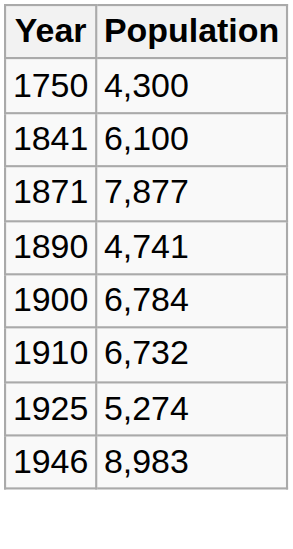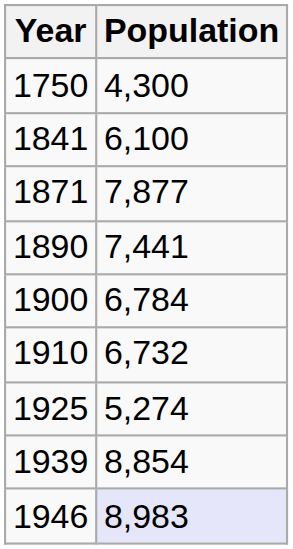(146, 246) 4,741 -> (146, 246) 7,441
+ row: (51, 461)
(146, 461) no background -> (146, 515) lavender background
